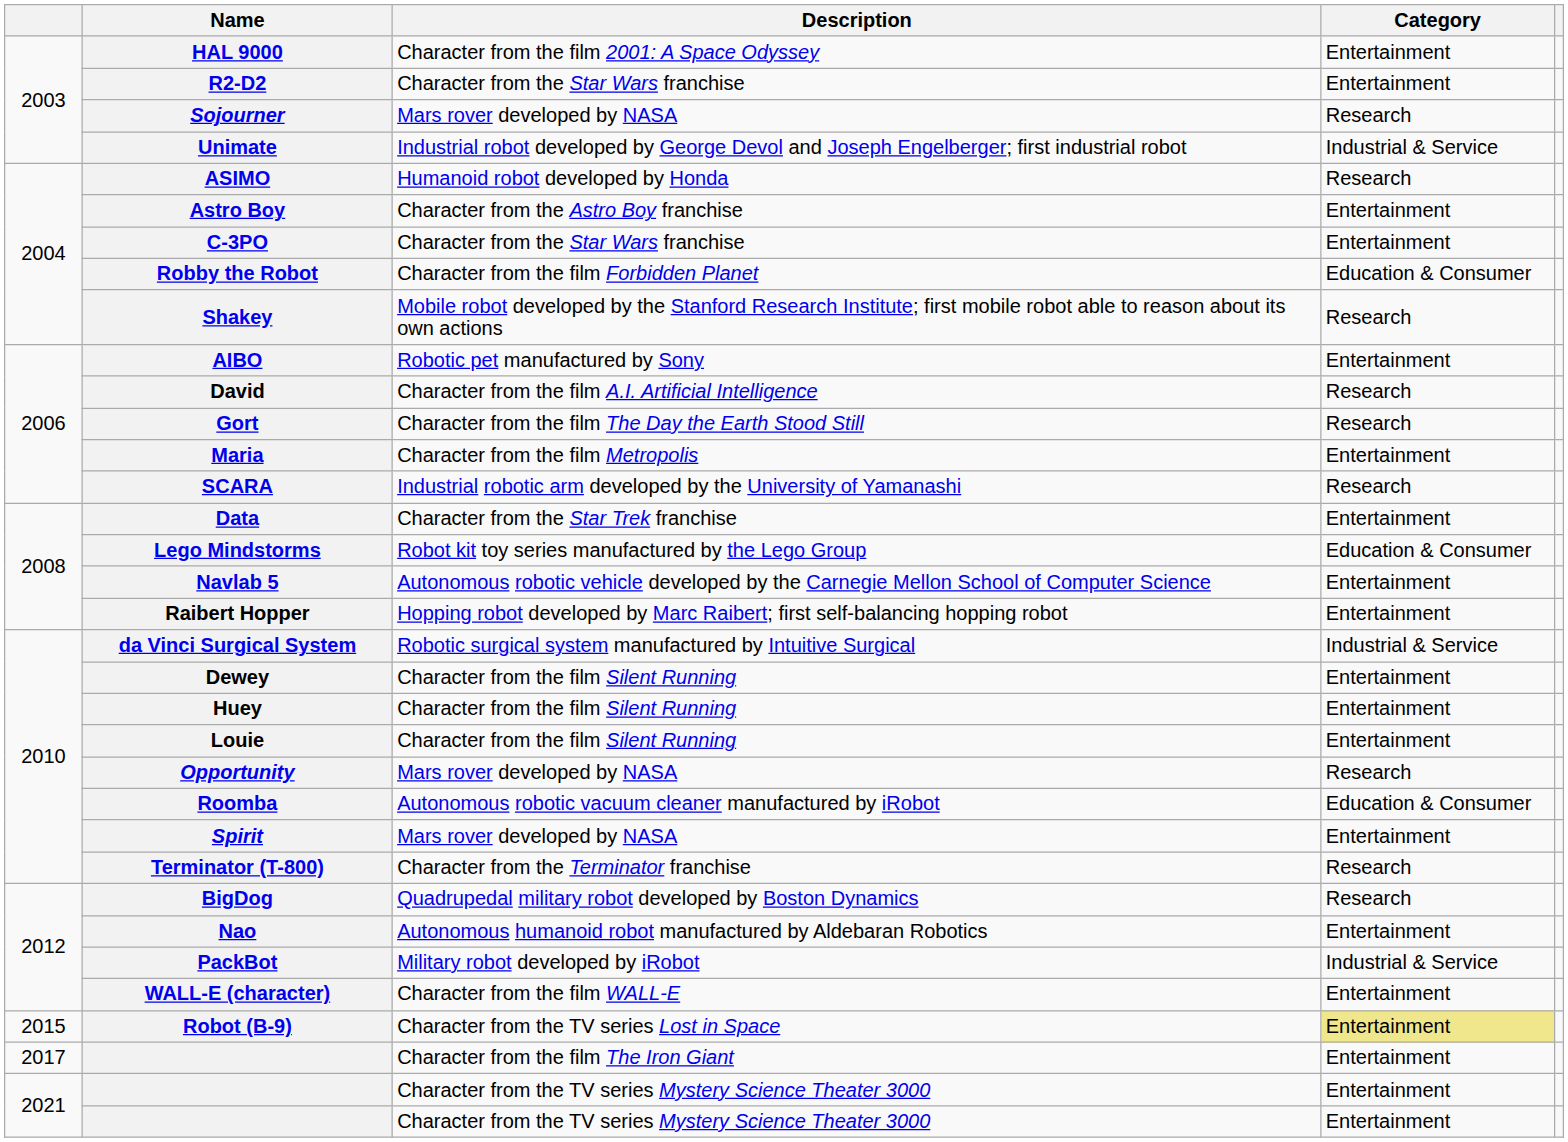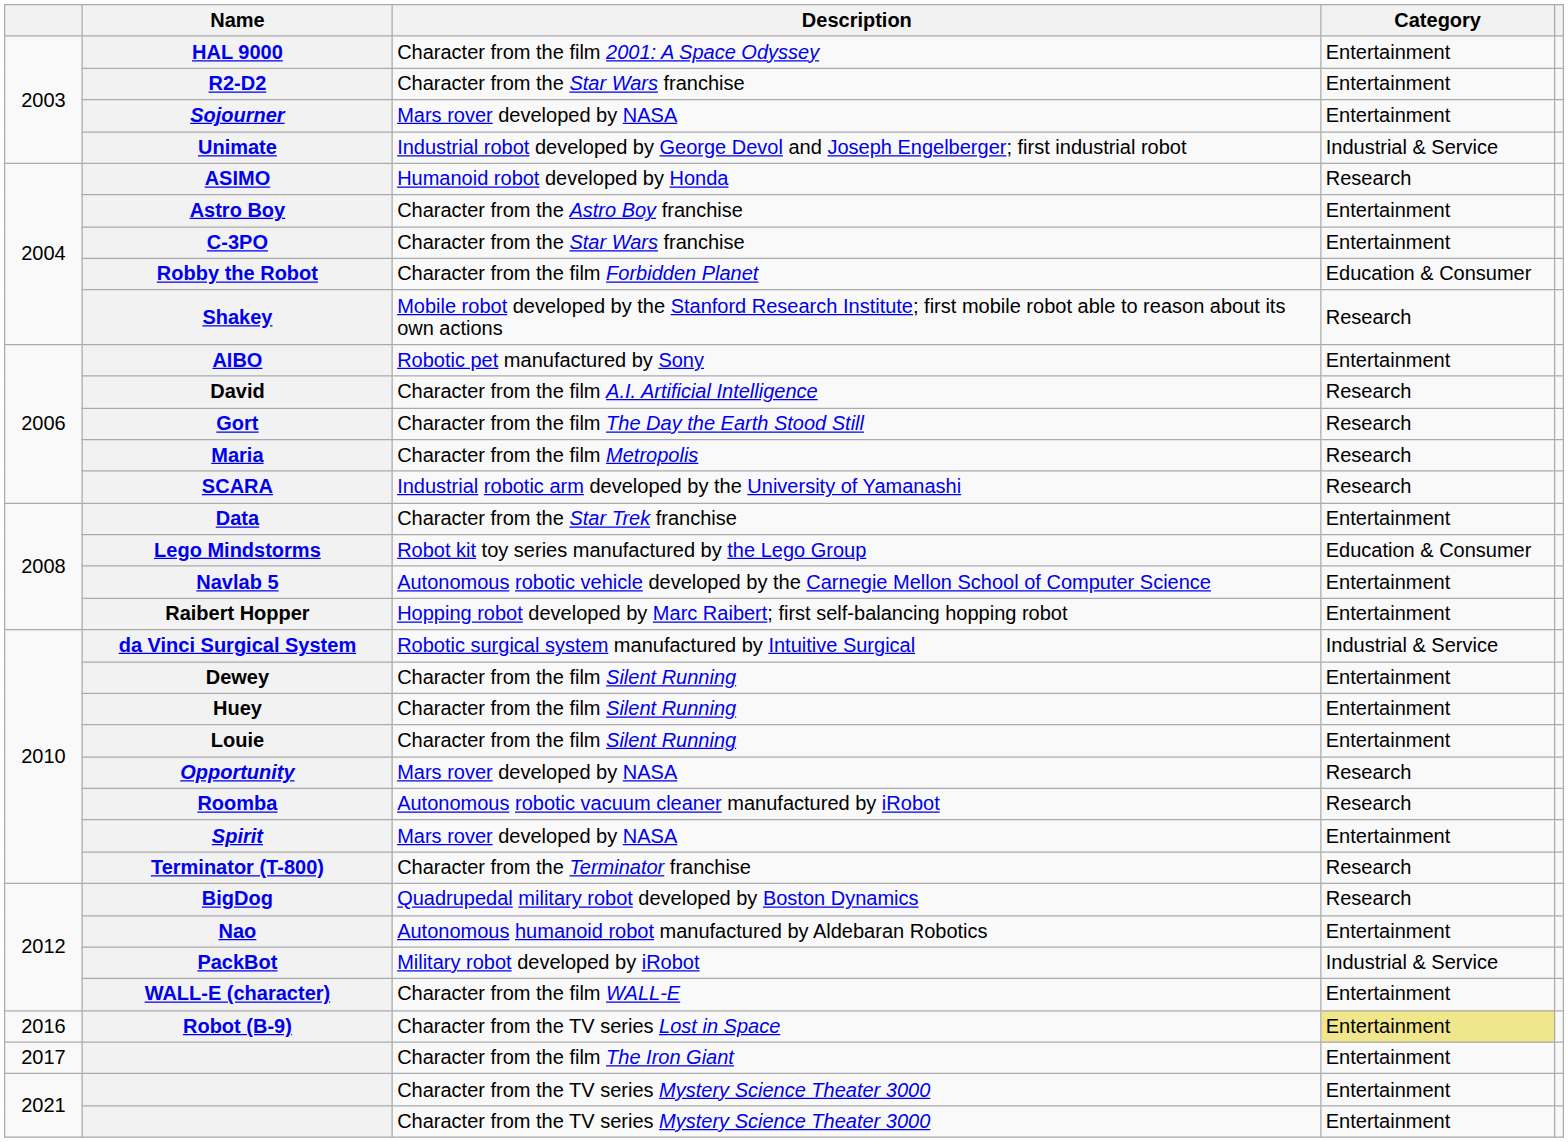(1369, 115) Research -> (1388, 115) Entertainment
(1388, 455) Entertainment -> (1369, 455) Research
(1429, 804) Education & Consumer -> (1369, 804) Research
(43, 1026) 2015 -> (43, 1026) 2016
